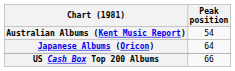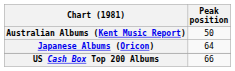(209, 33) 54 -> (209, 33) 50
